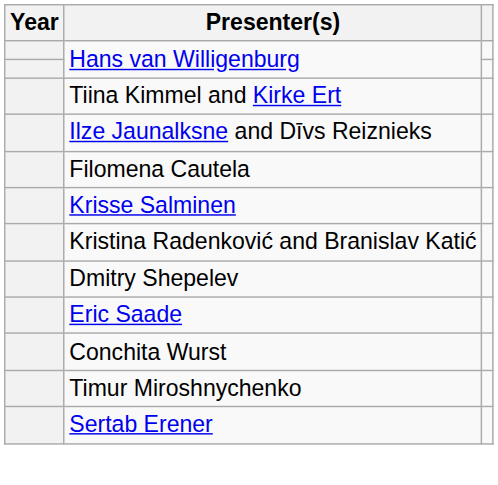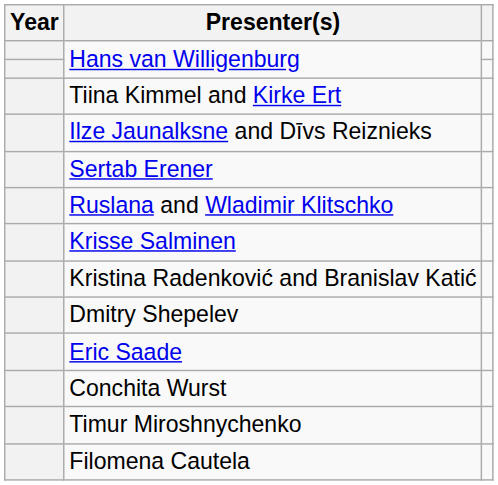rows swapped: (34, 425) <-> (34, 169)
+ row: (34, 206)
